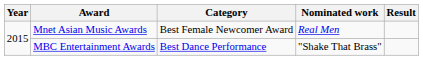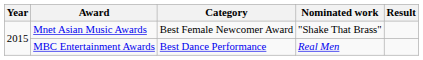(319, 30) Real Men -> (340, 30) "Shake That Brass"
(340, 47) "Shake That Brass" -> (319, 47) Real Men
